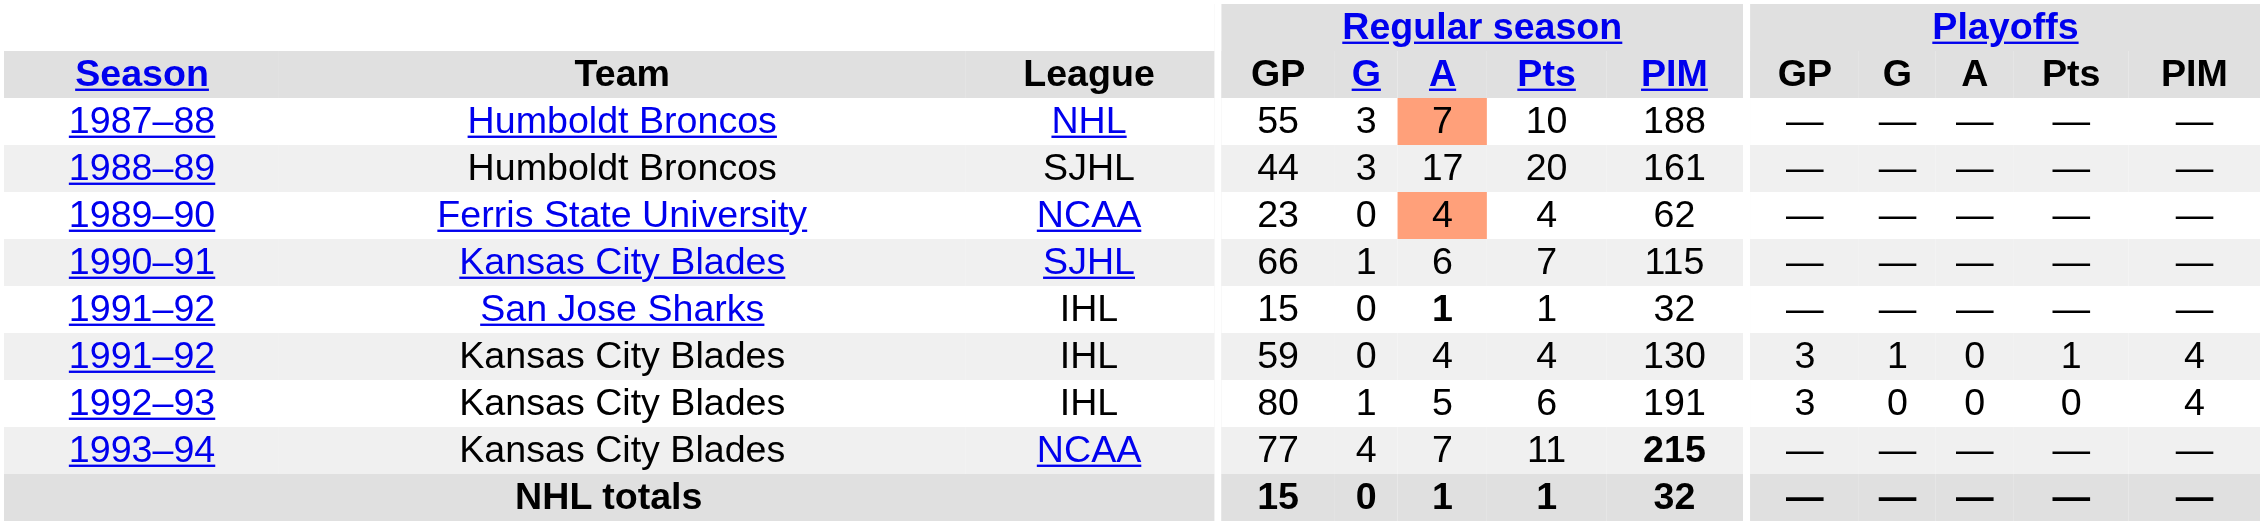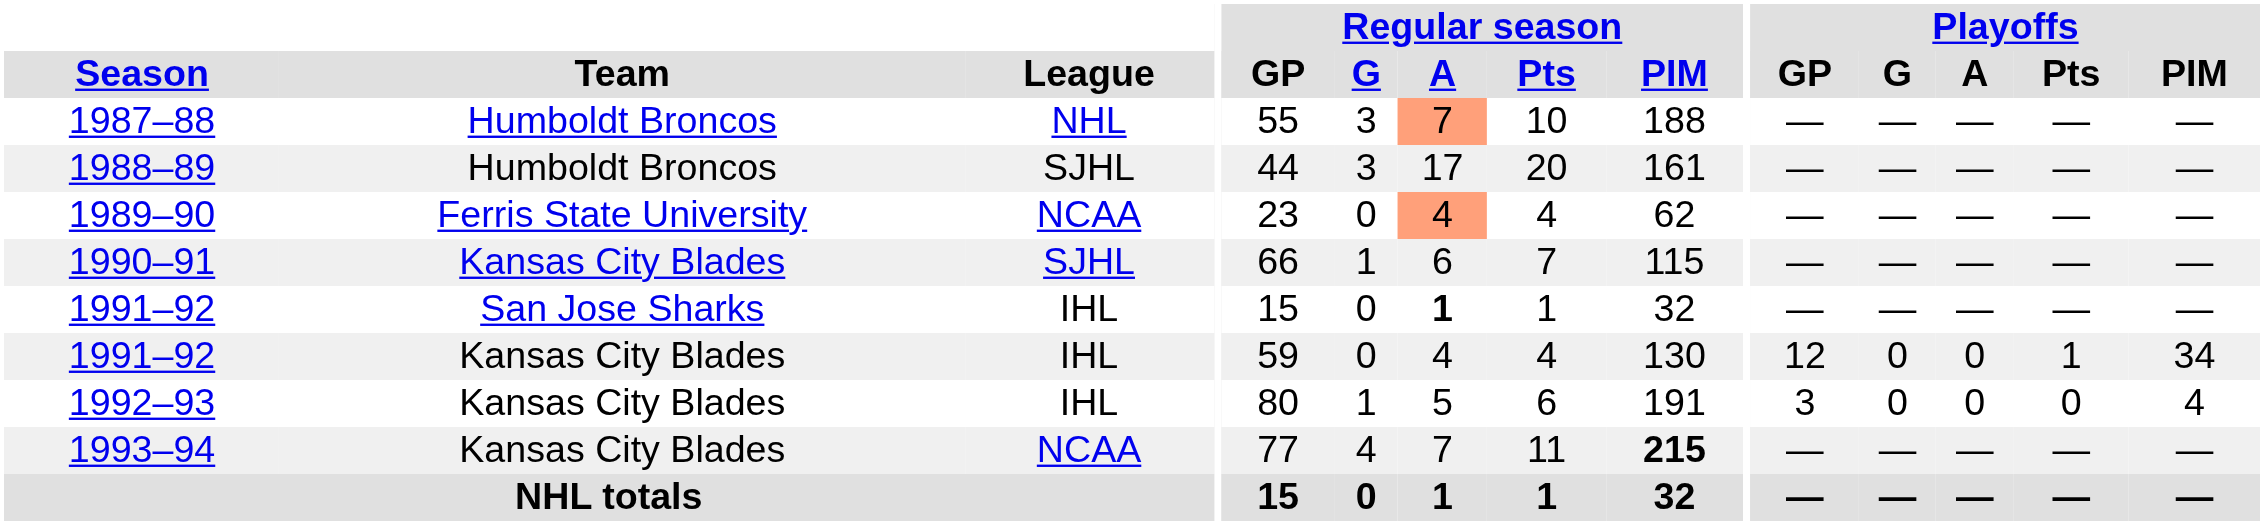(1805, 355) 3 -> (1805, 355) 12
(1897, 355) 1 -> (1897, 355) 0
(2194, 355) 4 -> (2194, 355) 34
